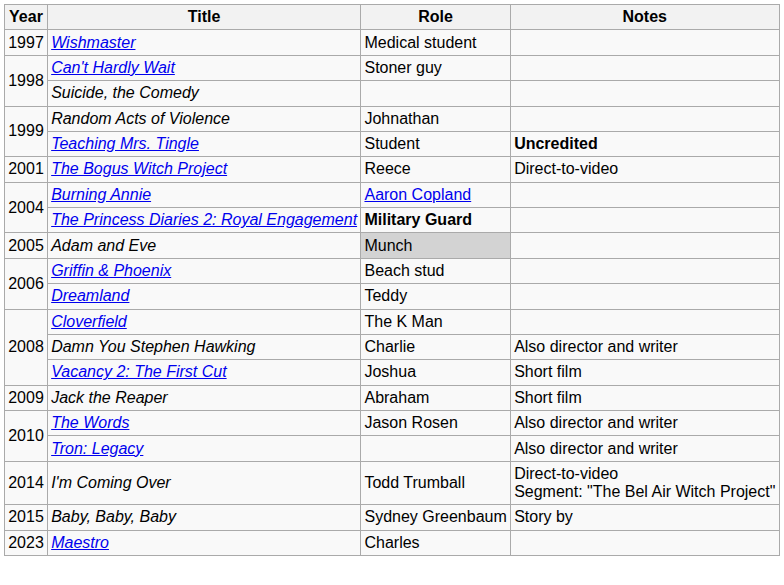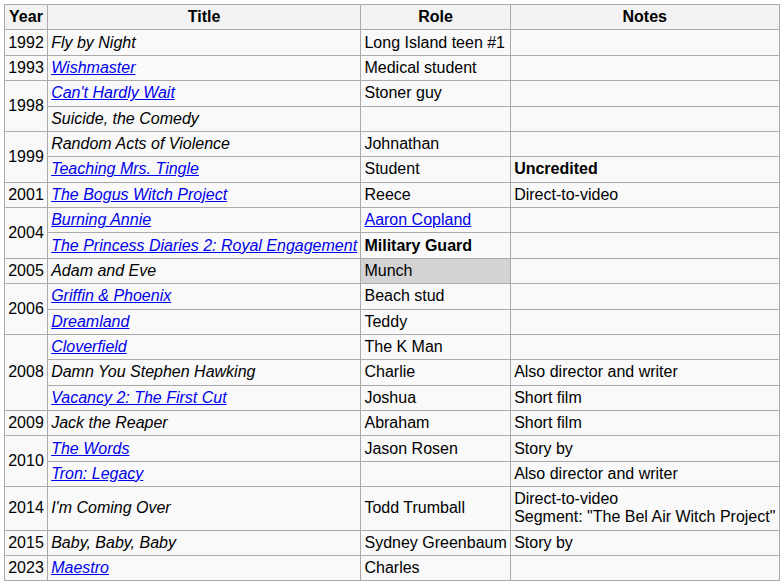+ row: (93, 42)
(26, 42) 1997 -> (26, 67) 1993
(596, 423) Also director and writer -> (543, 448) Story by
